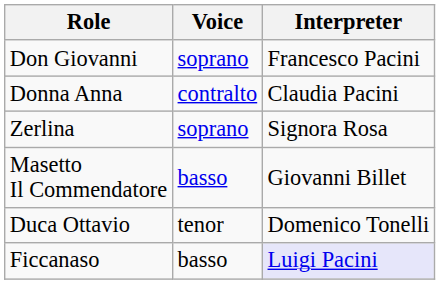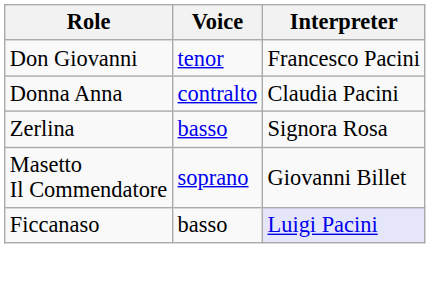(213, 57) soprano -> (201, 57) tenor
(213, 128) soprano -> (202, 128) basso
(202, 176) basso -> (213, 176) soprano
- row: (70, 225)
